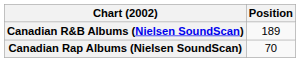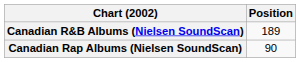(271, 48) 70 -> (271, 48) 90
